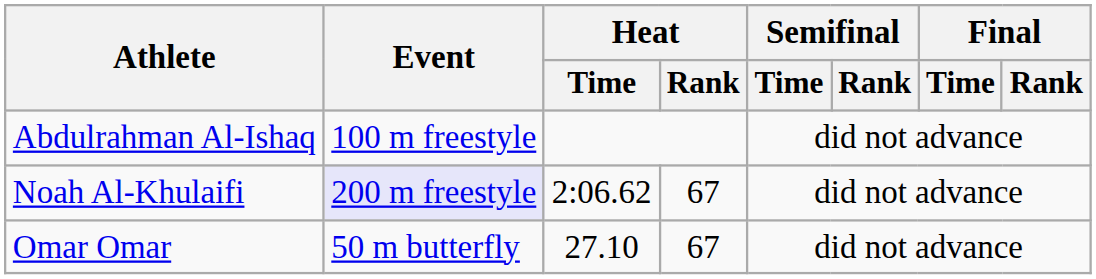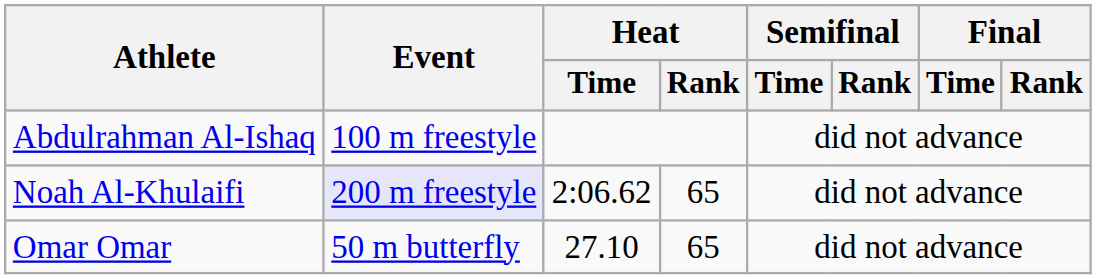(703, 192) 67 -> (703, 192) 65
(703, 246) 67 -> (703, 246) 65
